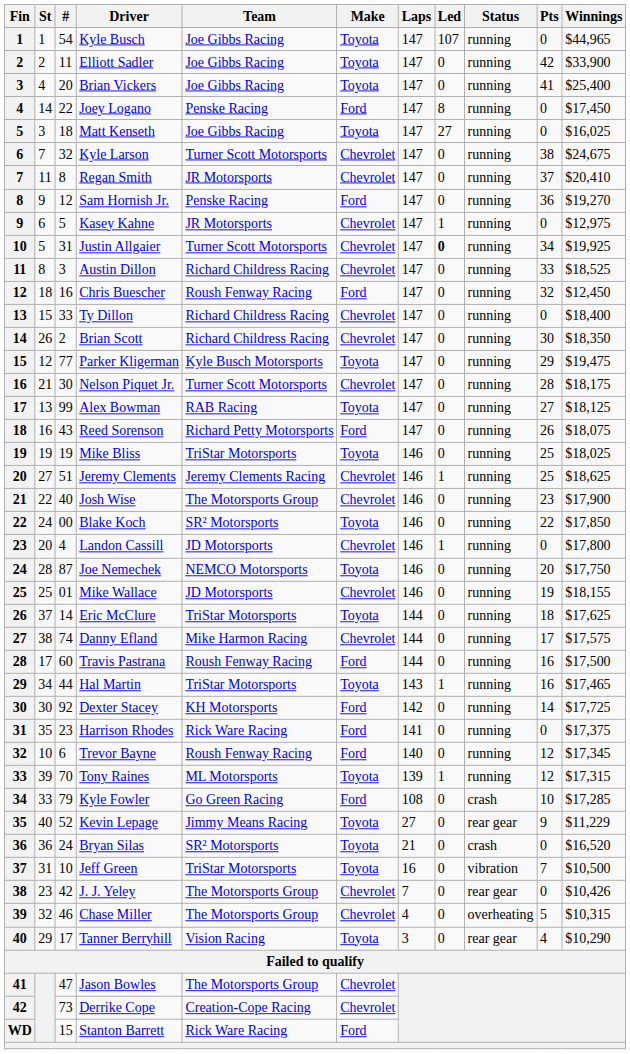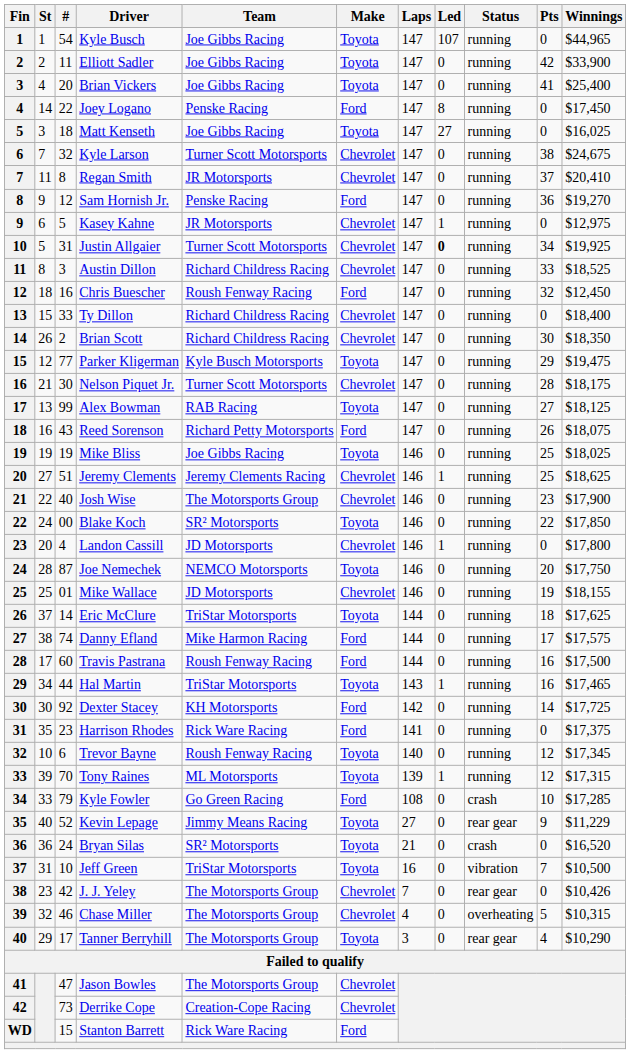(241, 454) TriStar Motorsports -> (235, 454) Joe Gibbs Racing
(368, 638) Chevrolet -> (353, 638) Ford
(353, 754) Ford -> (359, 754) Toyota
(225, 938) Vision Racing -> (252, 938) The Motorsports Group
